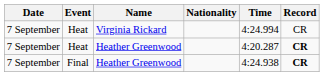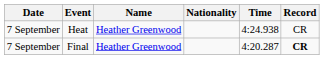- row: (78, 29)
(260, 46) 4:20.287 -> (260, 29) 4:24.938
(300, 46) bold -> (300, 29) normal
(260, 63) 4:24.938 -> (260, 46) 4:20.287
